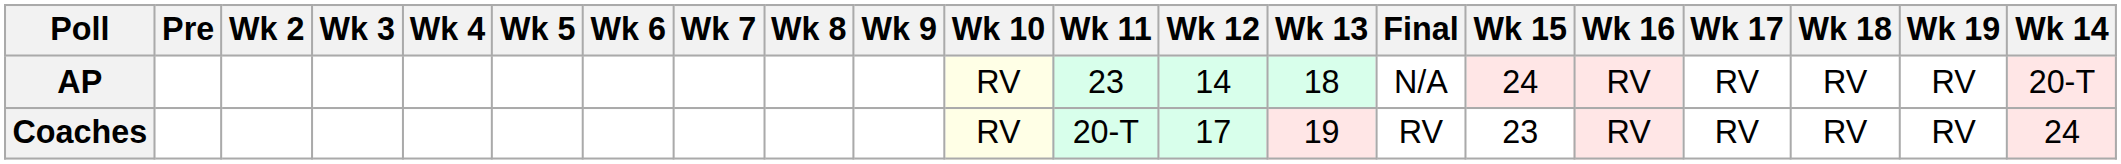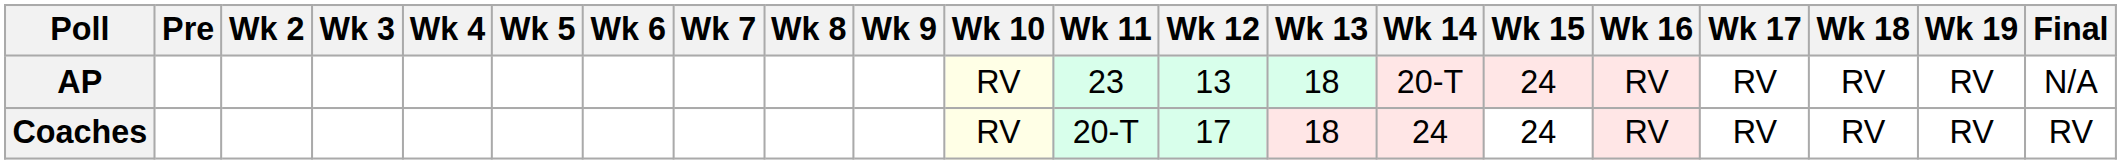columns swapped: (2062, 30) <-> (1421, 30)
(1213, 81) 14 -> (1213, 81) 13
(1322, 132) 19 -> (1322, 132) 18
(1520, 132) 23 -> (1538, 132) 24
